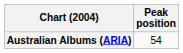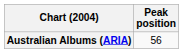(156, 40) 54 -> (156, 40) 56
